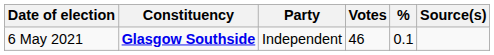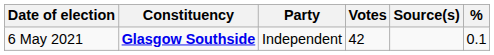columns swapped: (403, 15) <-> (453, 15)
(357, 38) 46 -> (357, 38) 42
